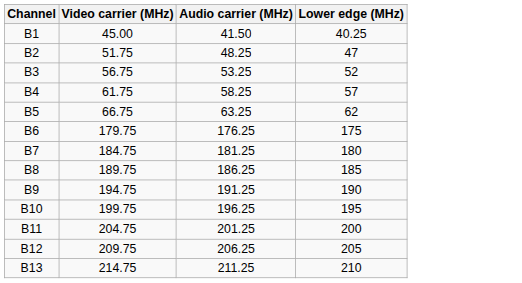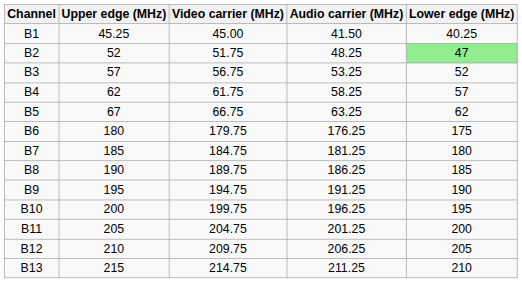+ column: (114, 14)
(351, 53) no background -> (462, 53) lightgreen background
